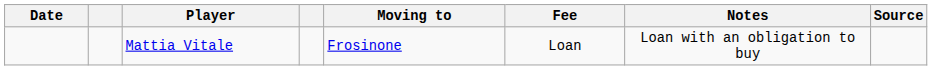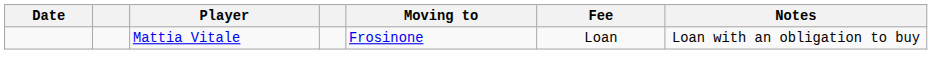- column: (899, 16)
